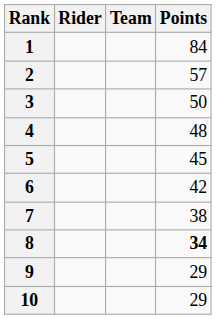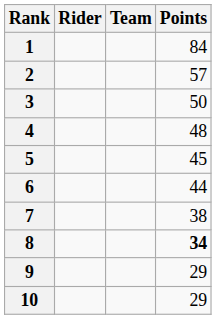(198, 187) 42 -> (198, 187) 44
